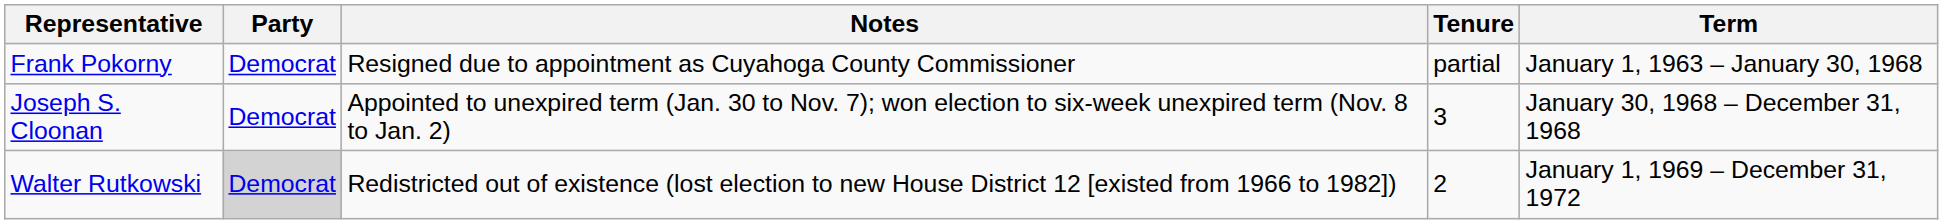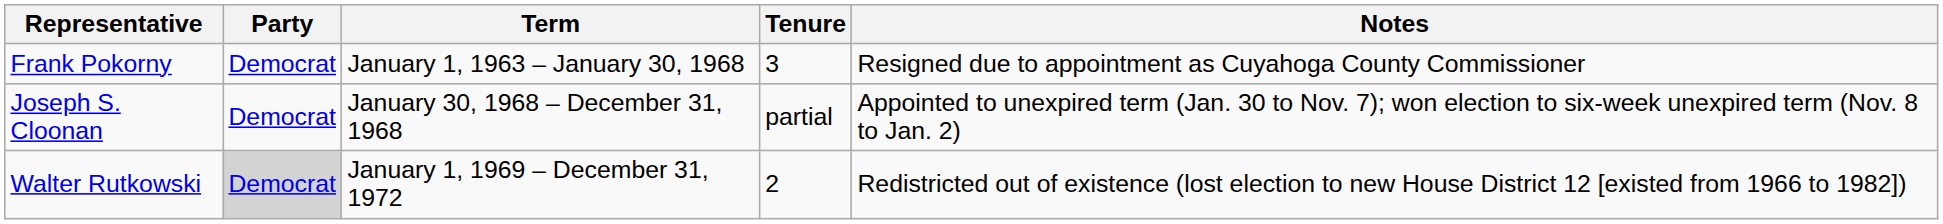columns swapped: (1729, 24) <-> (885, 24)
(1467, 63) partial -> (772, 63) 3
(1440, 116) 3 -> (799, 116) partial
